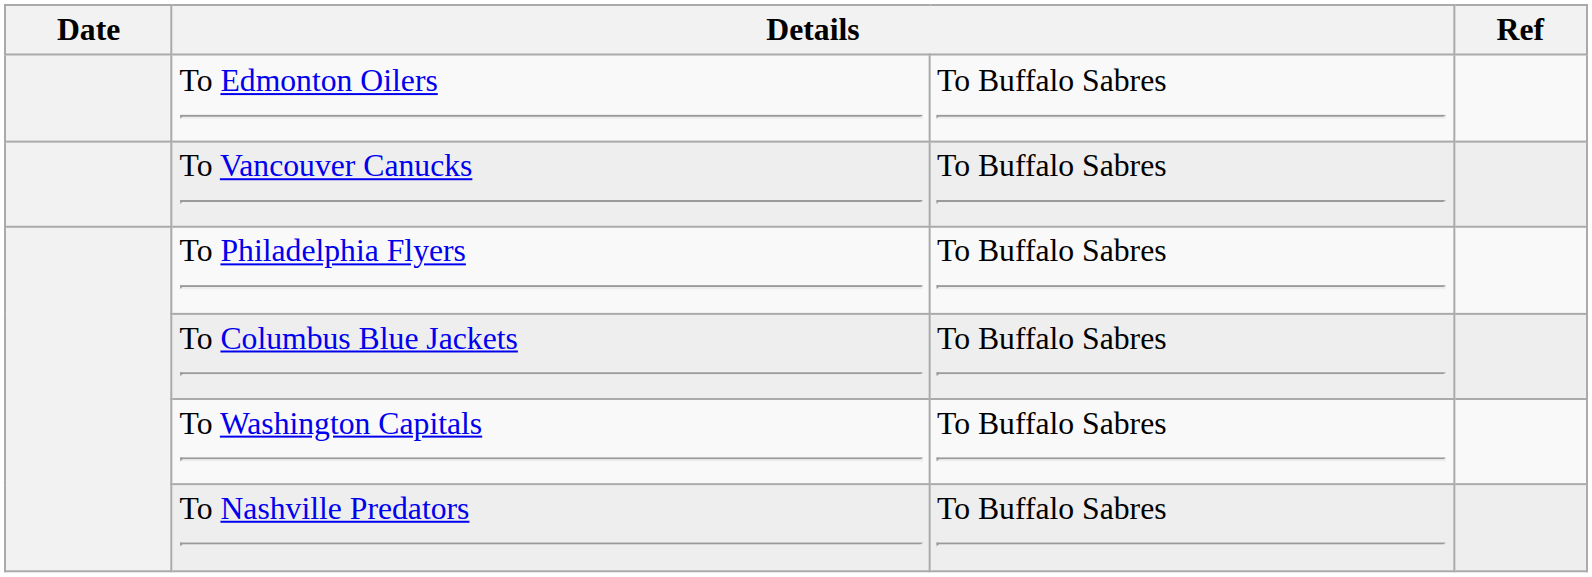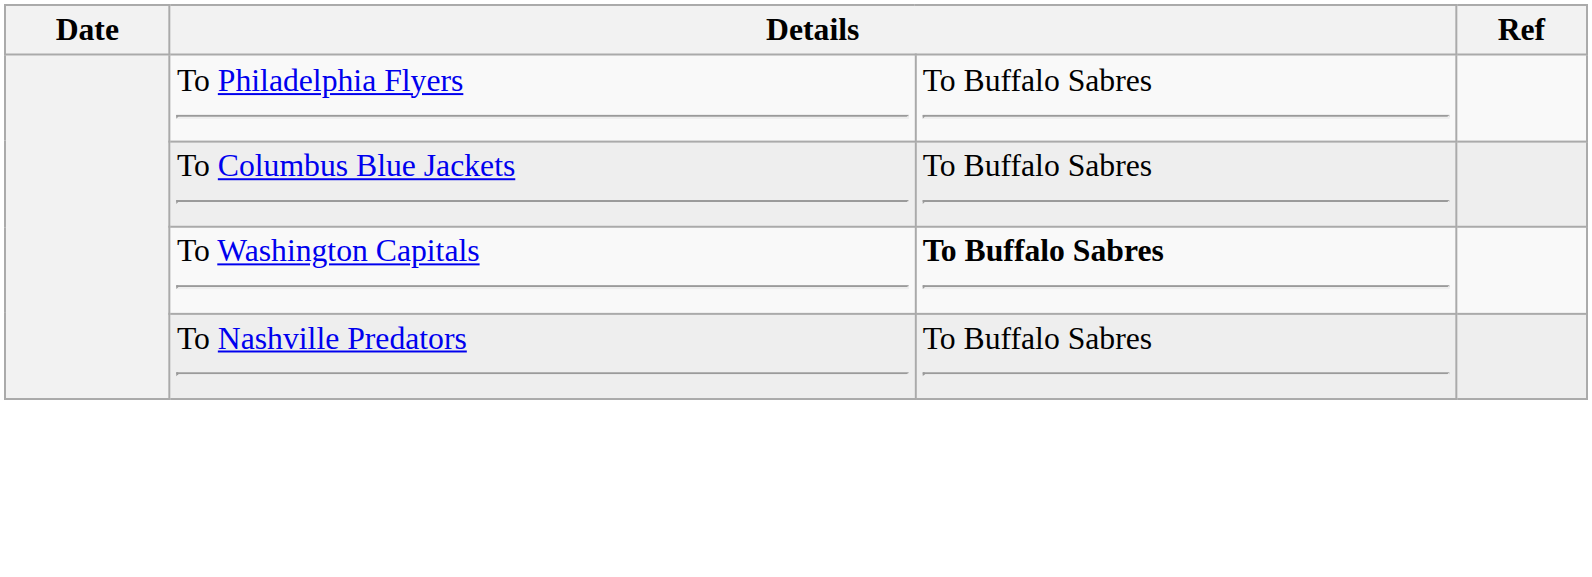- row: (551, 90)
- row: (551, 176)
(1192, 434) normal -> (1186, 262) bold
